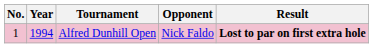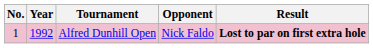(41, 33) 1994 -> (41, 33) 1992
